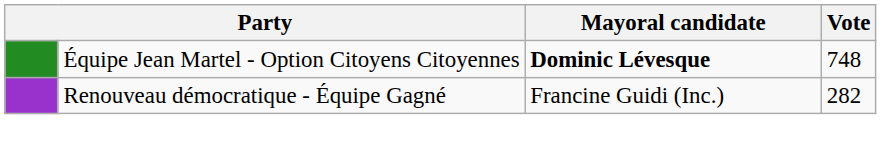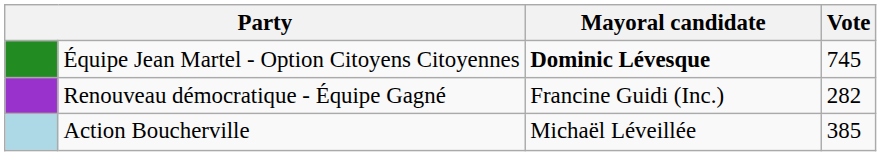(844, 58) 748 -> (844, 58) 745
+ row: (157, 131)
